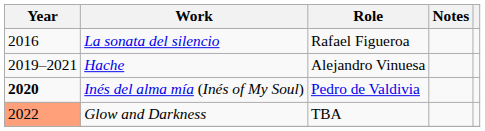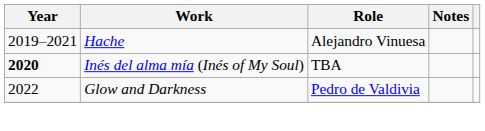- row: (152, 41)
(365, 89) Pedro de Valdivia -> (326, 65) TBA
(23, 114) lightsalmon background -> (23, 89) no background
(326, 114) TBA -> (365, 89) Pedro de Valdivia
